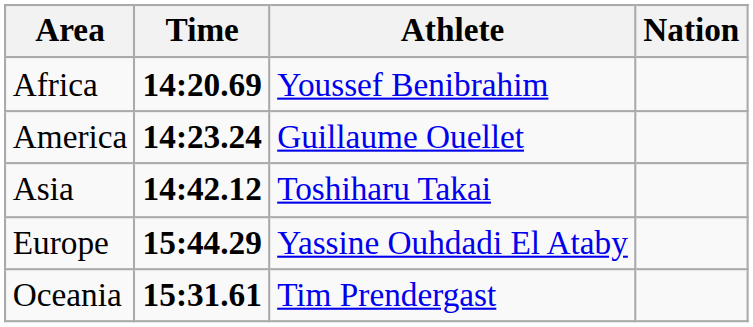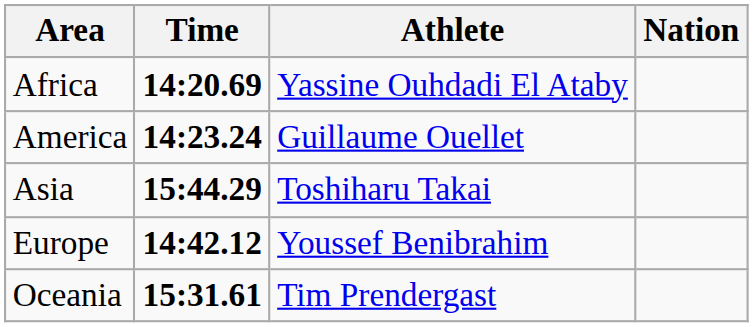(413, 83) Youssef Benibrahim -> (453, 83) Yassine Ouhdadi El Ataby
(202, 189) 14:42.12 -> (202, 189) 15:44.29
(202, 242) 15:44.29 -> (202, 242) 14:42.12
(453, 242) Yassine Ouhdadi El Ataby -> (413, 242) Youssef Benibrahim
